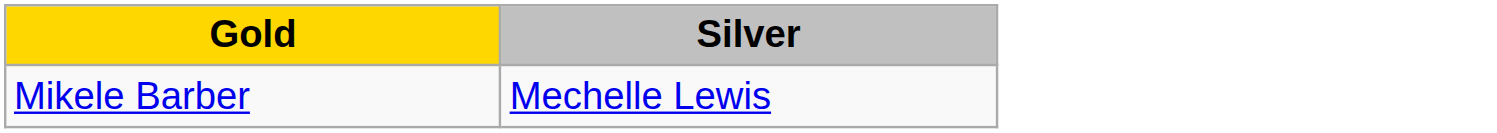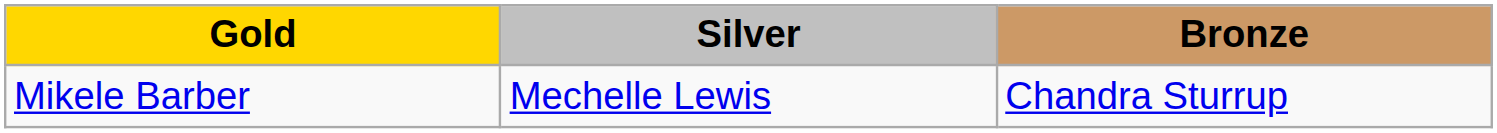+ column: (1244, 34)
